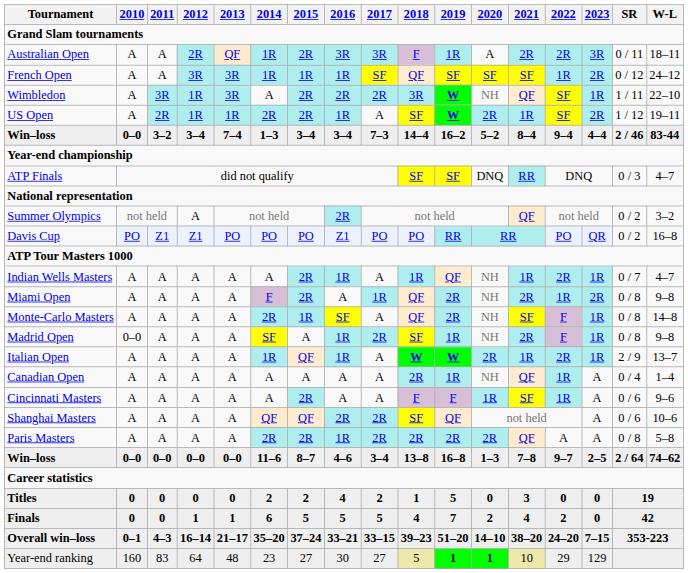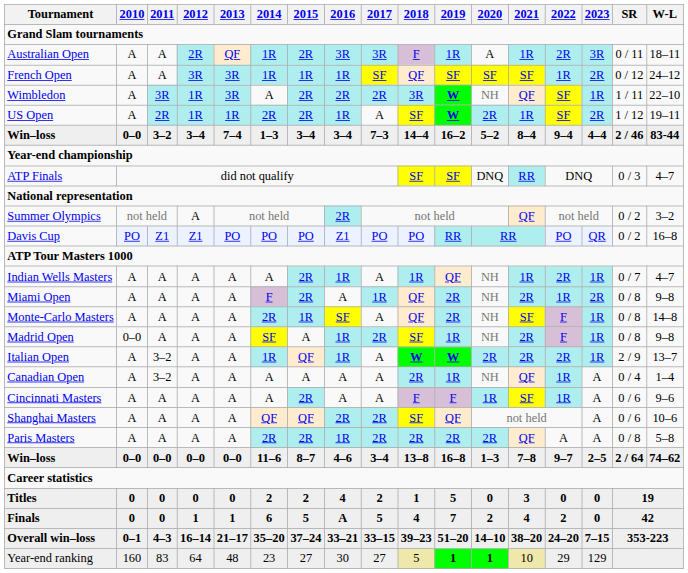(527, 54) 2R -> (527, 54) 1R
(162, 356) A -> (162, 356) 3–2
(527, 356) 1R -> (527, 356) 2R
(162, 376) A -> (162, 376) 3–2
(343, 517) 5 -> (343, 517) A
